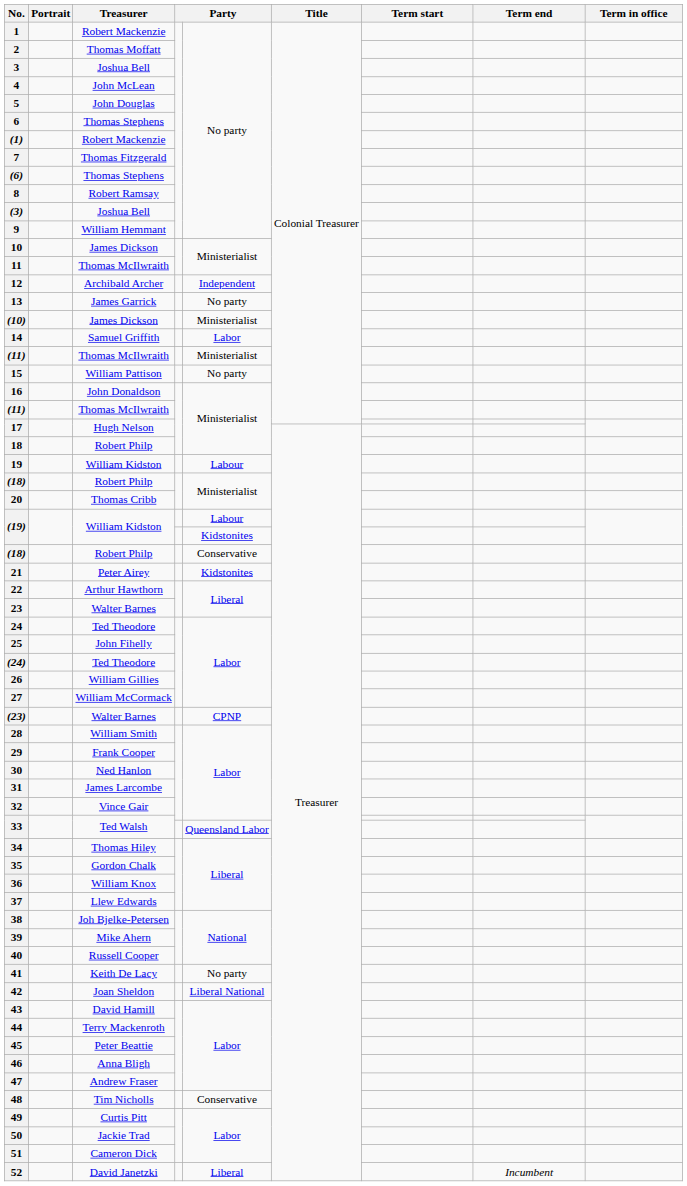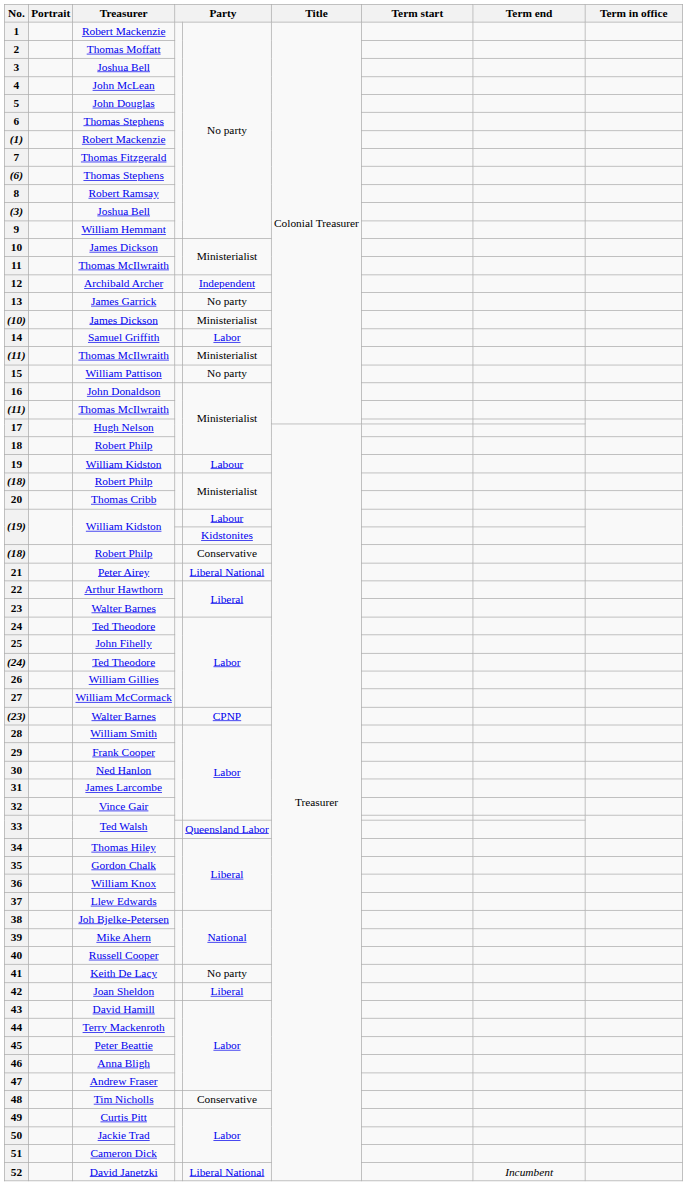(227, 572) Kidstonites -> (227, 572) Liberal National
(227, 991) Liberal National -> (227, 991) Liberal
(227, 1171) Liberal -> (227, 1171) Liberal National
